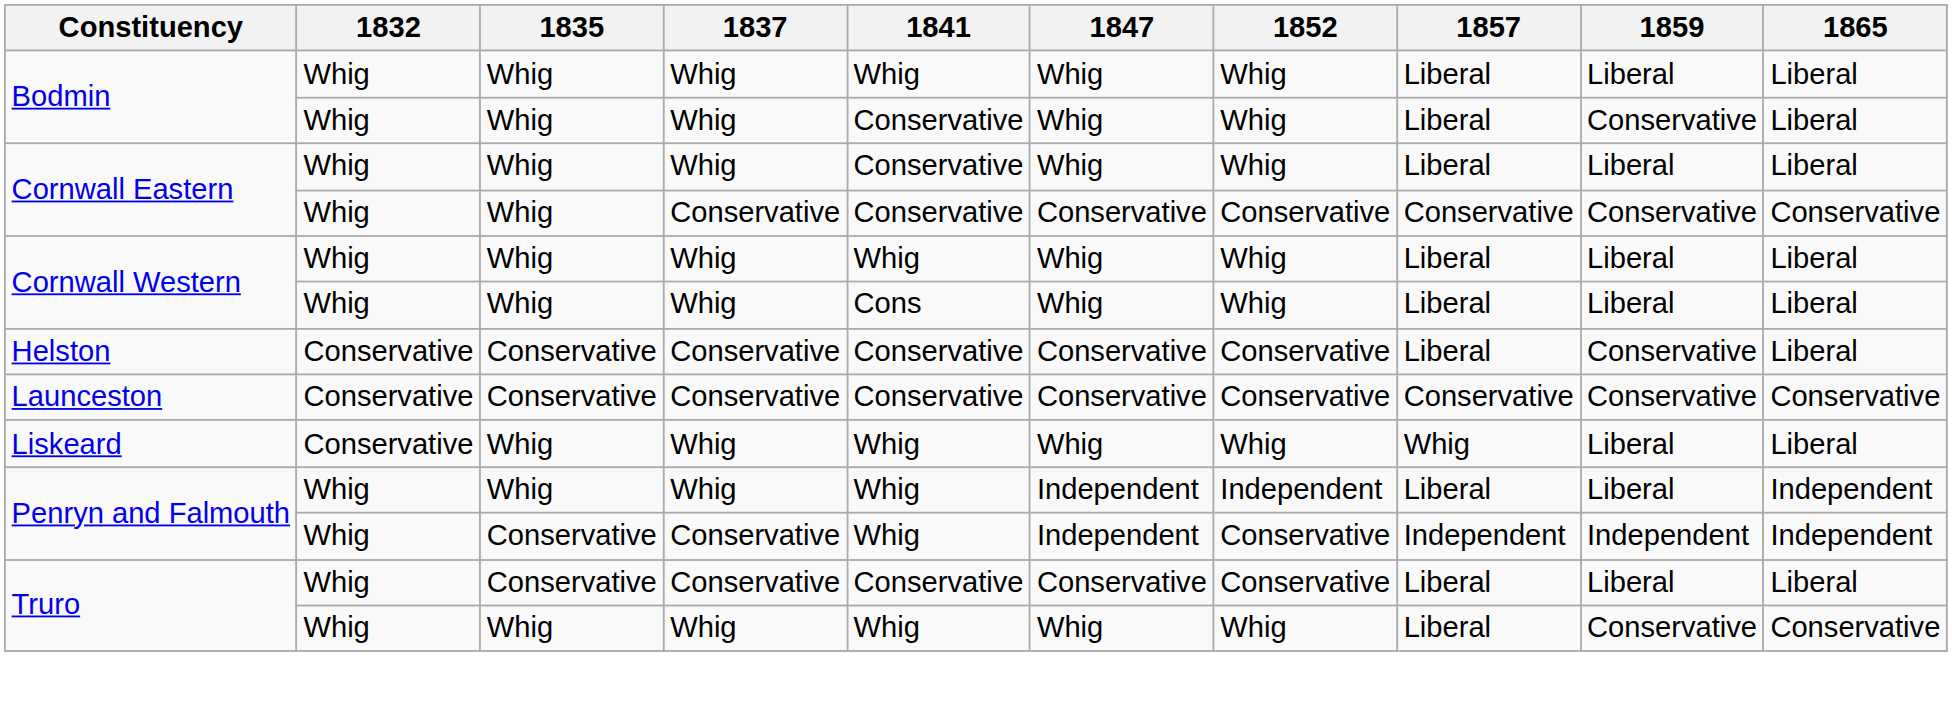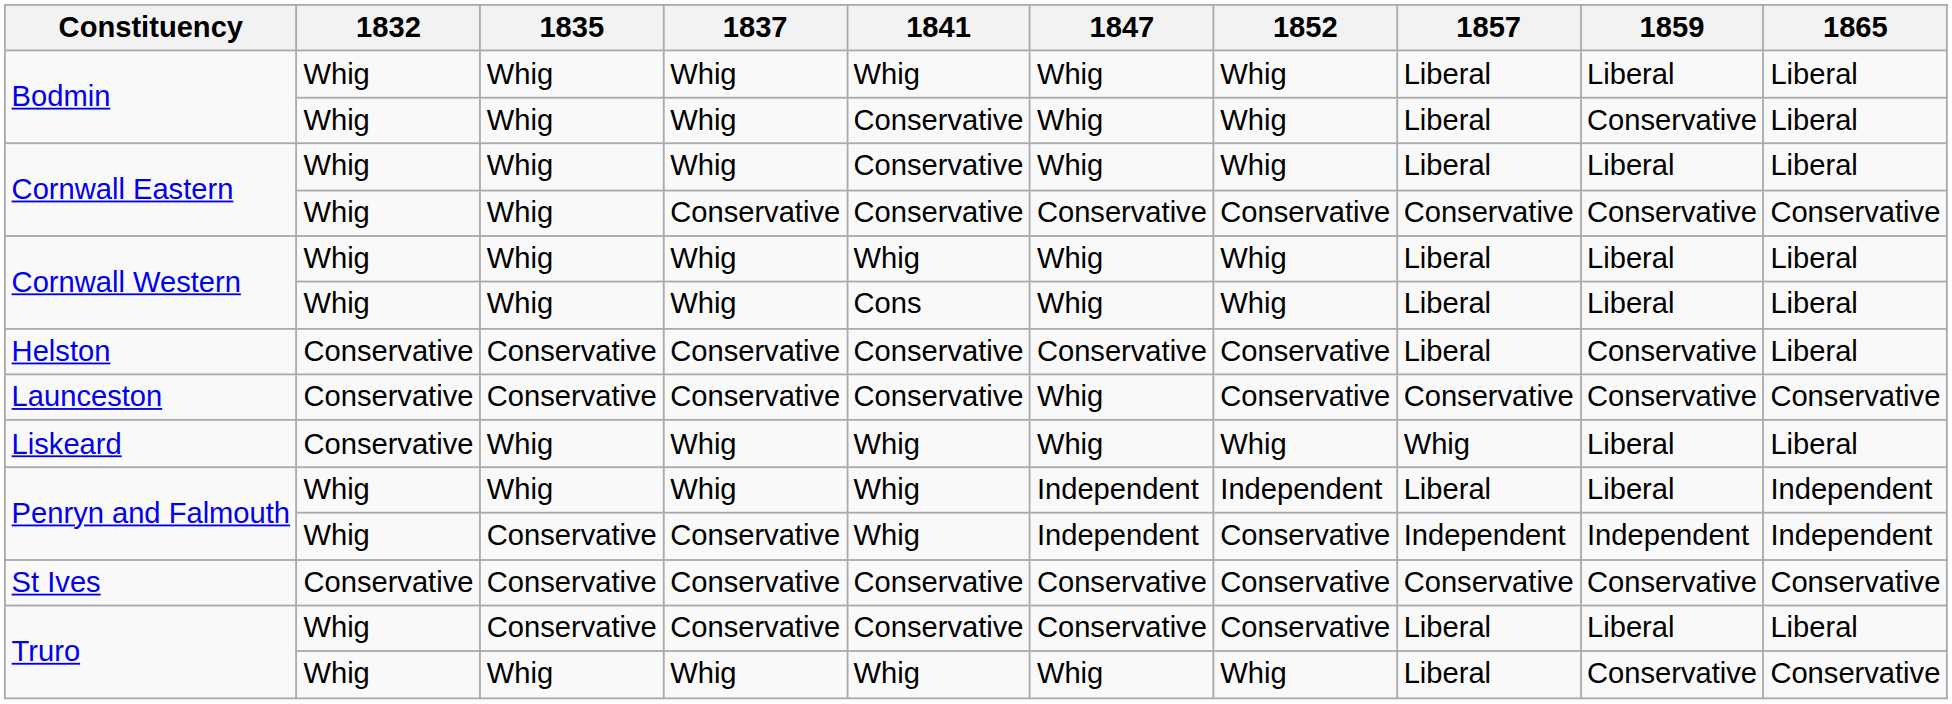(1122, 397) Conservative -> (1070, 397) Whig
+ row: (56, 581)
